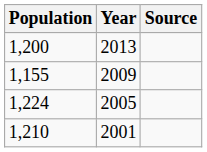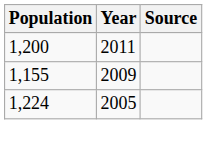(119, 47) 2013 -> (118, 47) 2011
- row: (29, 132)
